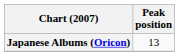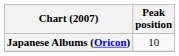(154, 42) 13 -> (154, 42) 10
